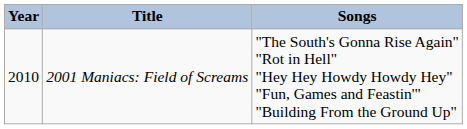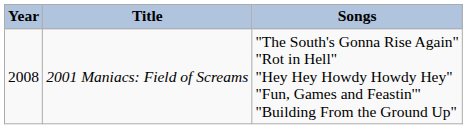(24, 76) 2010 -> (24, 76) 2008
